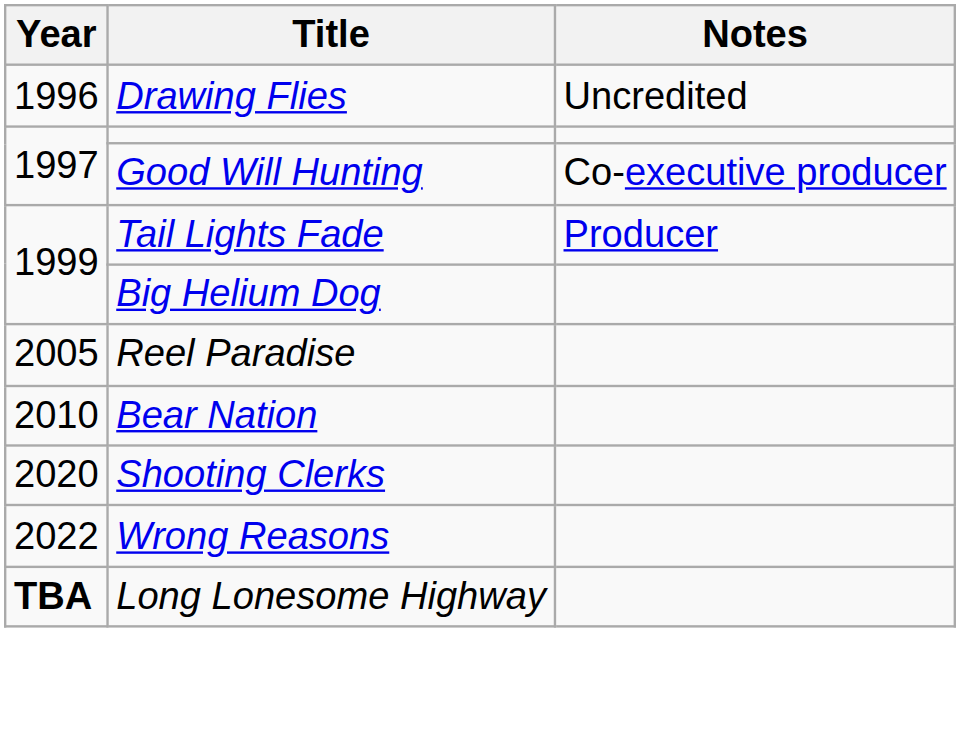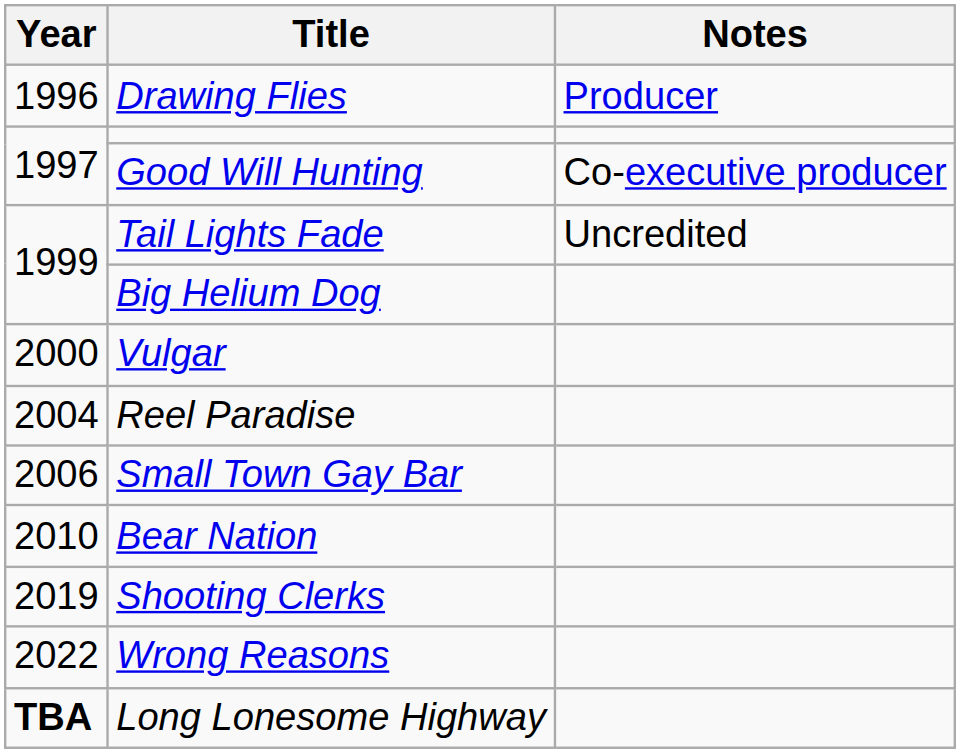(656, 95) Uncredited -> (641, 95) Producer
(641, 233) Producer -> (656, 233) Uncredited
+ row: (171, 354)
(56, 354) 2005 -> (56, 414) 2004
+ row: (289, 474)
(56, 474) 2020 -> (56, 595) 2019
